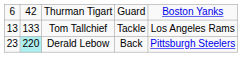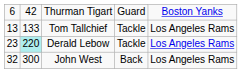(131, 44) Back -> (131, 44) Tackle
(193, 44) Pittsburgh Steelers -> (192, 44) Los Angeles Rams
+ row: (78, 60)
